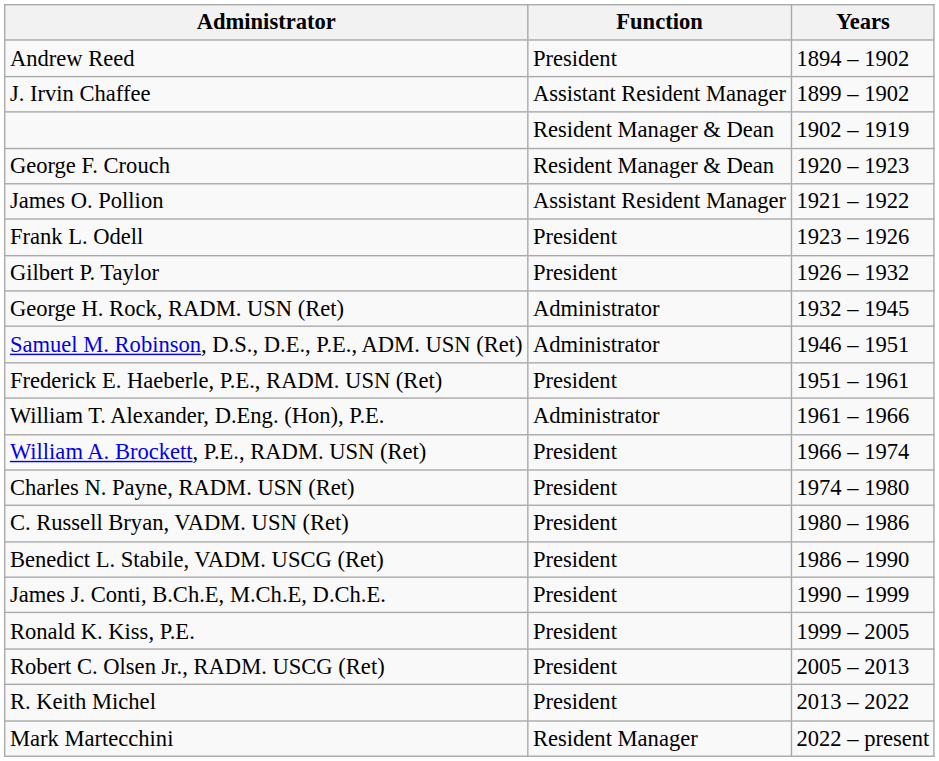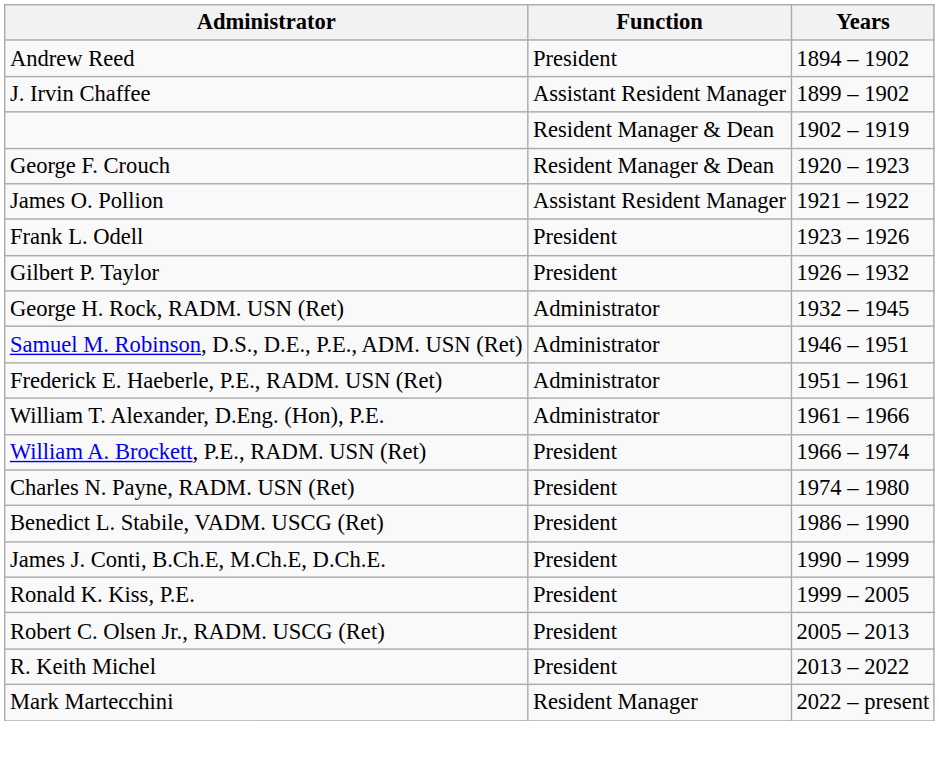(575, 380) President -> (596, 380) Administrator
- row: (179, 523)
